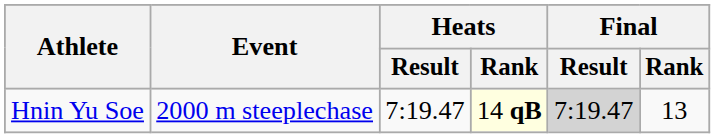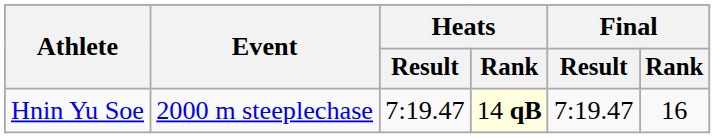(594, 110) lightgrey background -> (594, 110) no background
(674, 110) 13 -> (674, 110) 16
